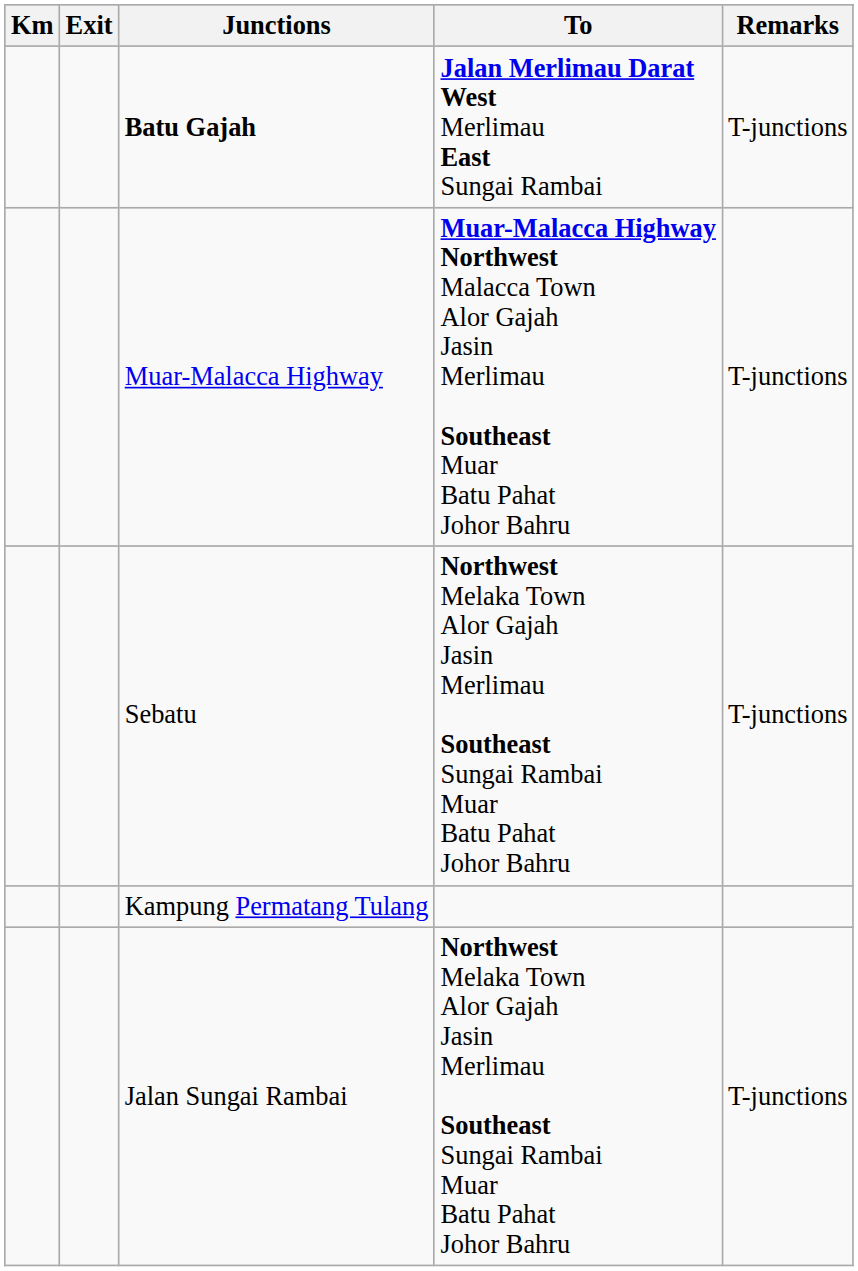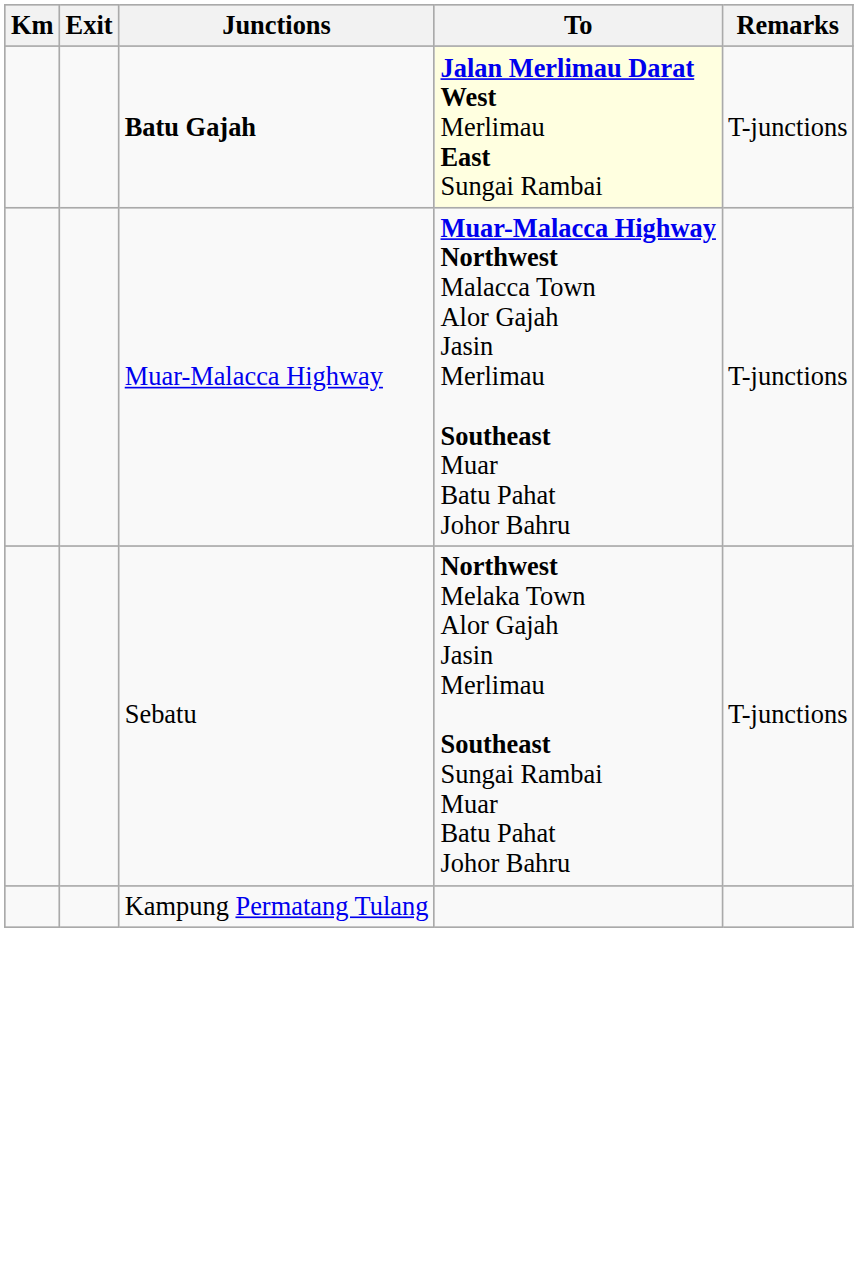(567, 126) no background -> (567, 126) lightyellow background
- row: (236, 1096)
